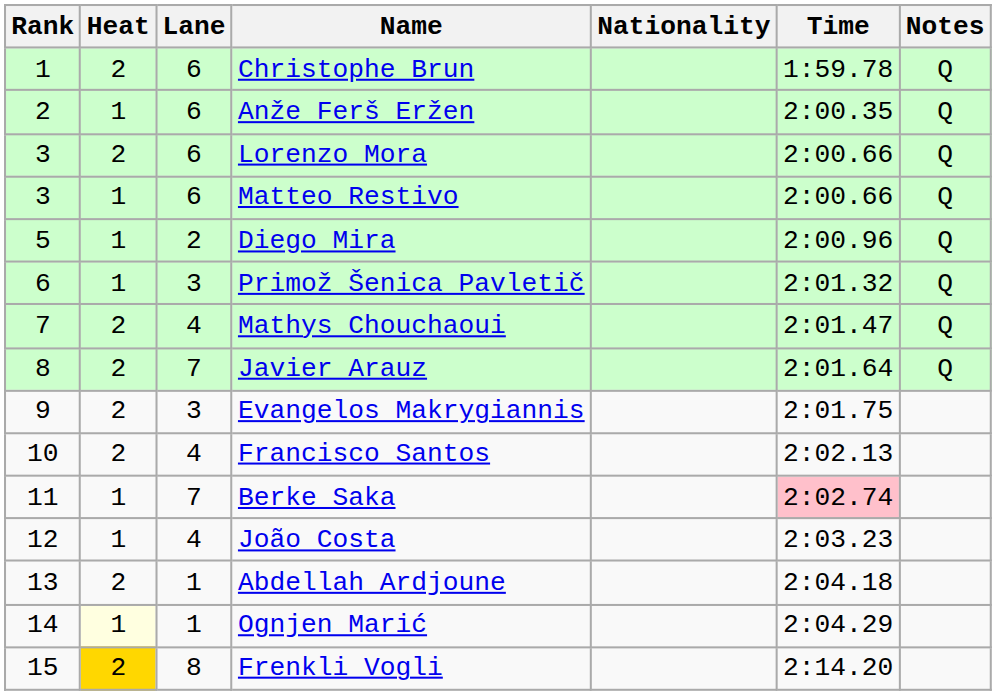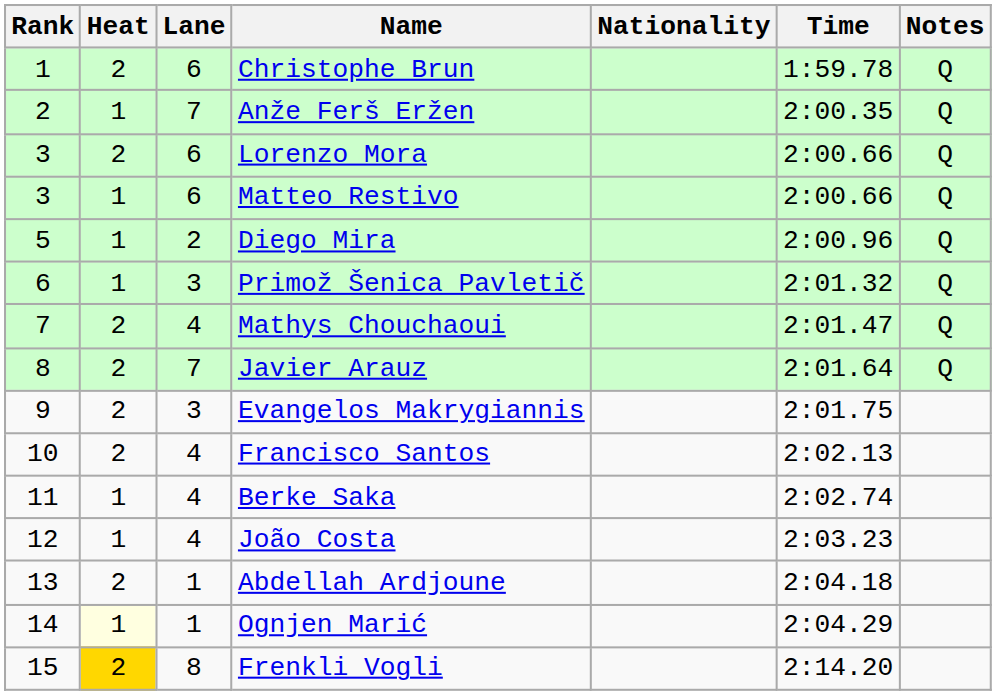(194, 112) 6 -> (194, 112) 7
(194, 497) 7 -> (194, 497) 4
(838, 497) pink background -> (838, 497) no background
